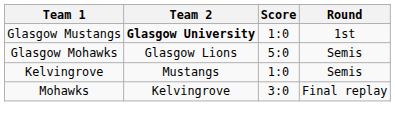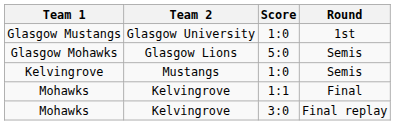(191, 33) bold -> (191, 33) normal
+ row: (64, 91)
